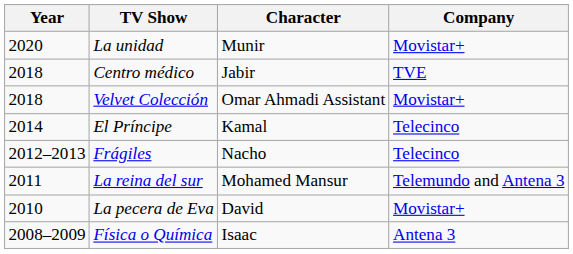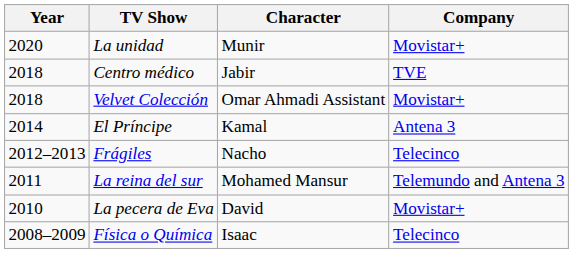(426, 126) Telecinco -> (424, 126) Antena 3
(424, 235) Antena 3 -> (426, 235) Telecinco
